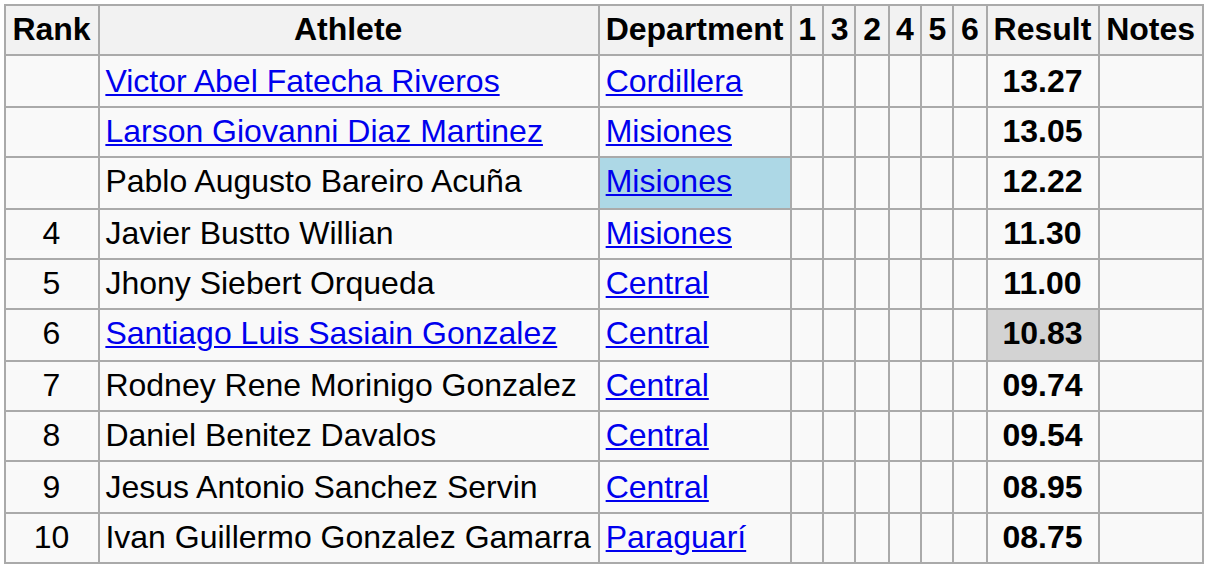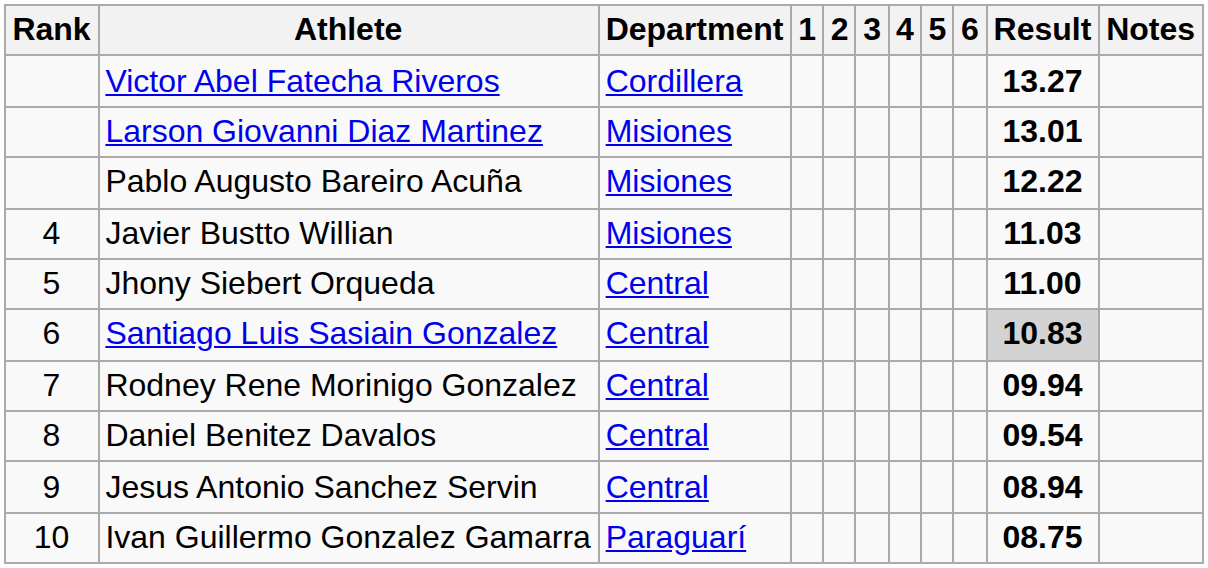columns swapped: (872, 29) <-> (840, 29)
(1042, 131) 13.05 -> (1042, 131) 13.01
(669, 182) lightblue background -> (669, 182) no background
(1042, 232) 11.30 -> (1042, 232) 11.03
(1042, 385) 09.74 -> (1042, 385) 09.94
(1042, 486) 08.95 -> (1042, 486) 08.94
